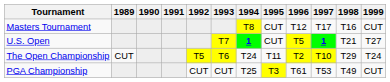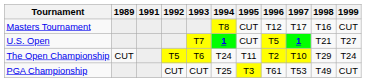- column: (149, 12)
